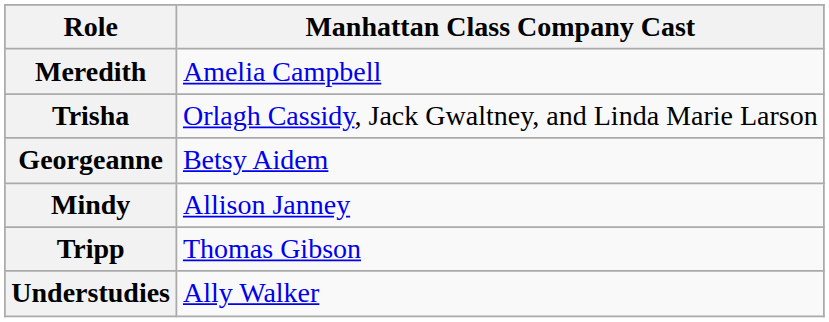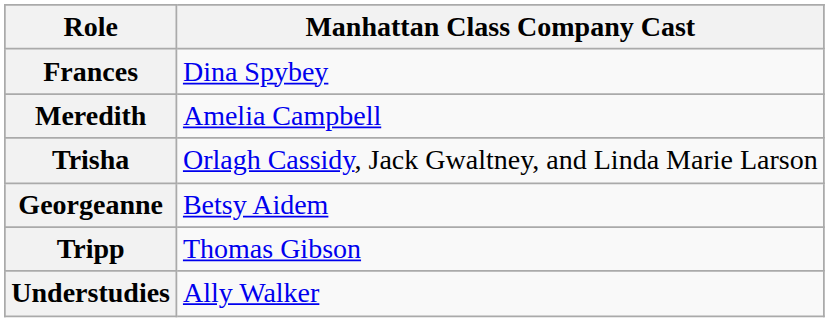+ row: (91, 71)
- row: (91, 204)
